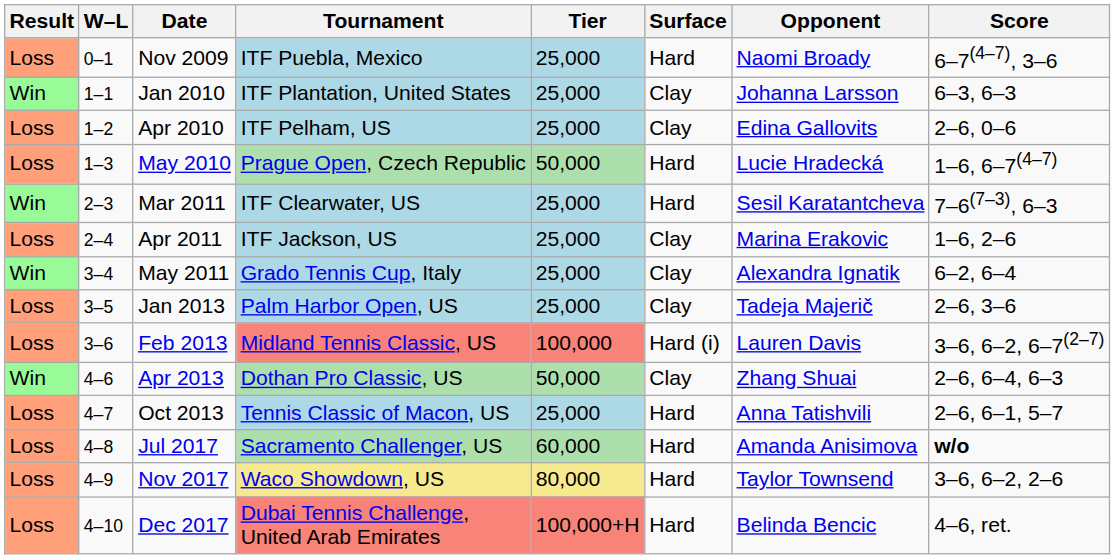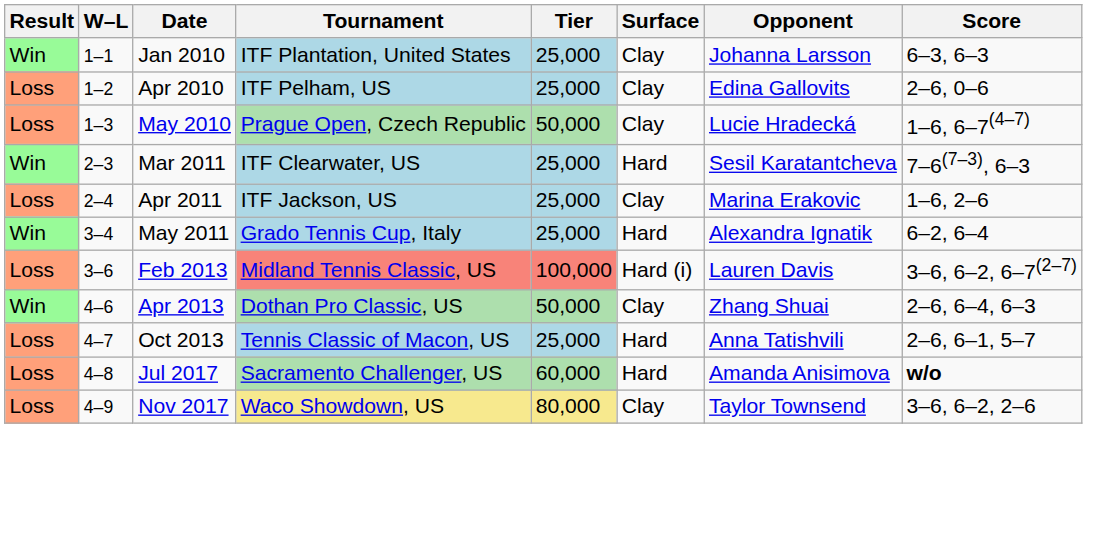- row: (183, 57)
(672, 163) Hard -> (643, 124) Clay
(670, 272) Clay -> (645, 233) Hard
- row: (182, 306)
(672, 479) Hard -> (643, 406) Clay
- row: (183, 524)
